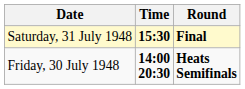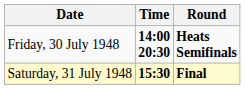rows swapped: (63, 66) <-> (70, 36)
